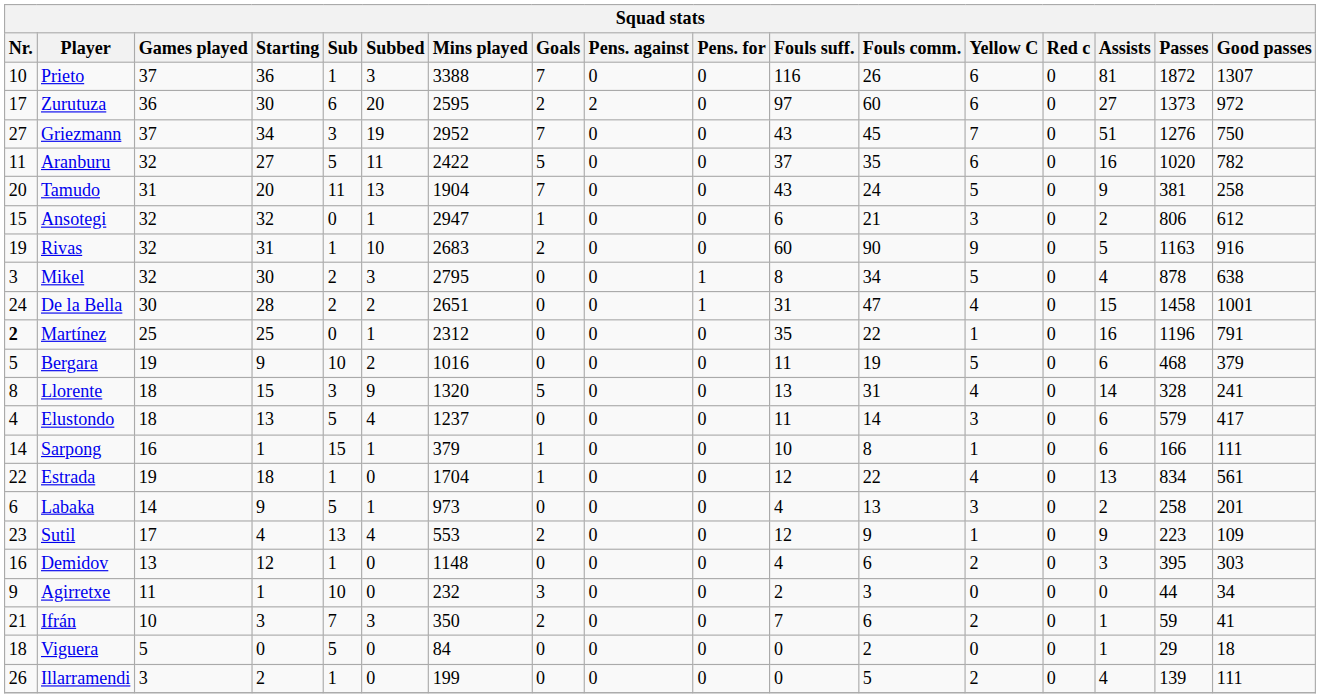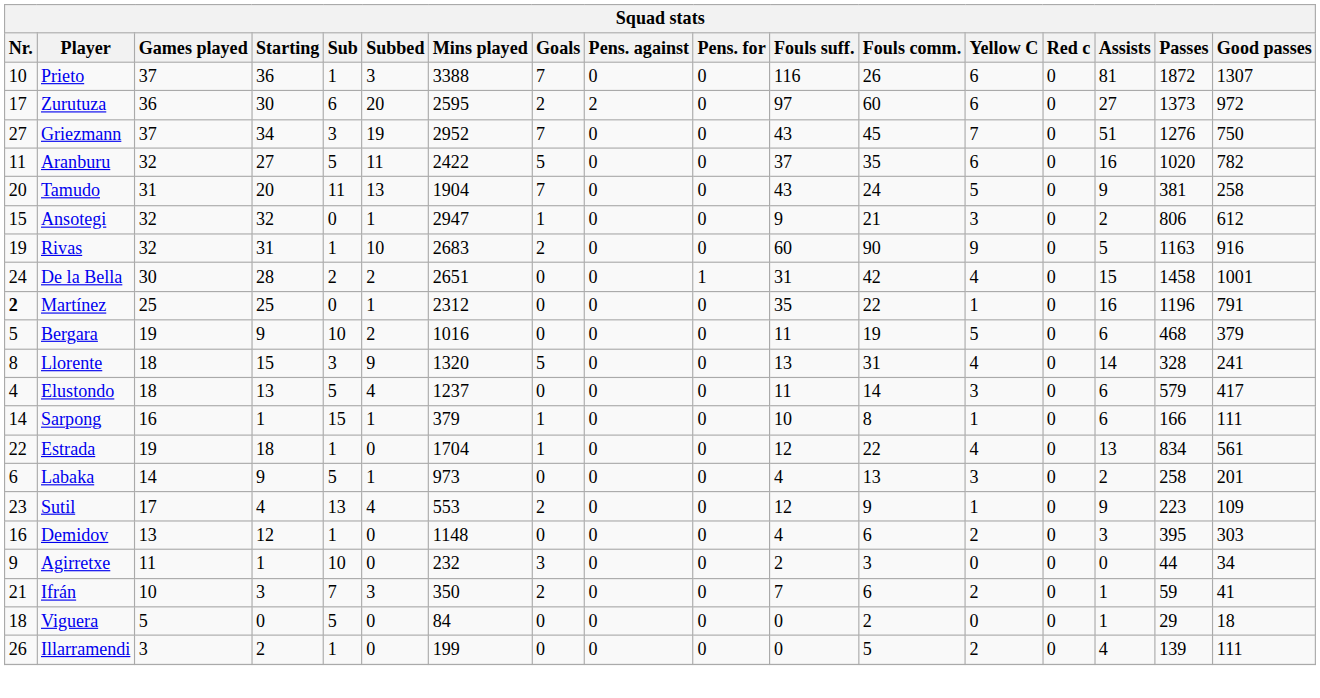(779, 219) 6 -> (779, 219) 9
- row: (63, 276)
(872, 305) 47 -> (872, 276) 42
